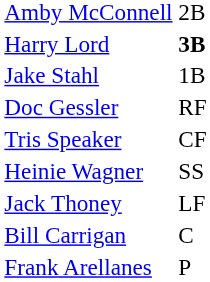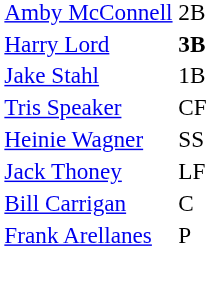- row: (61, 107)
